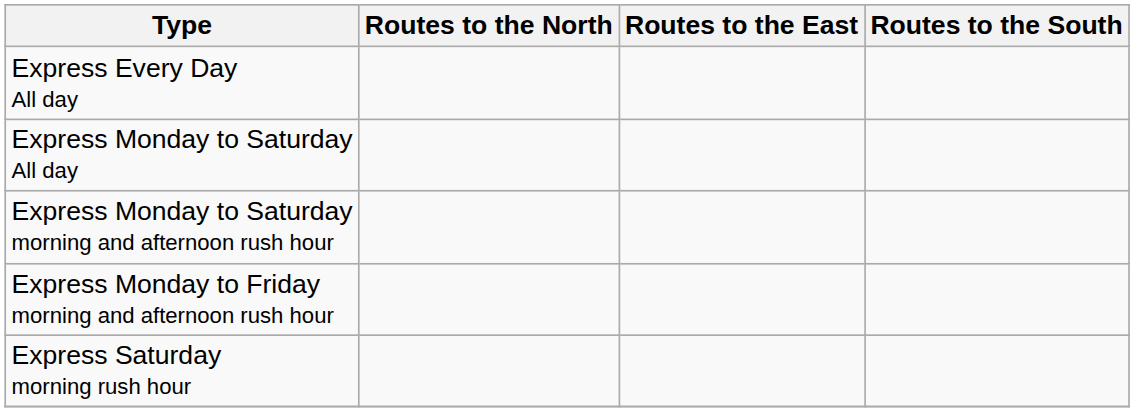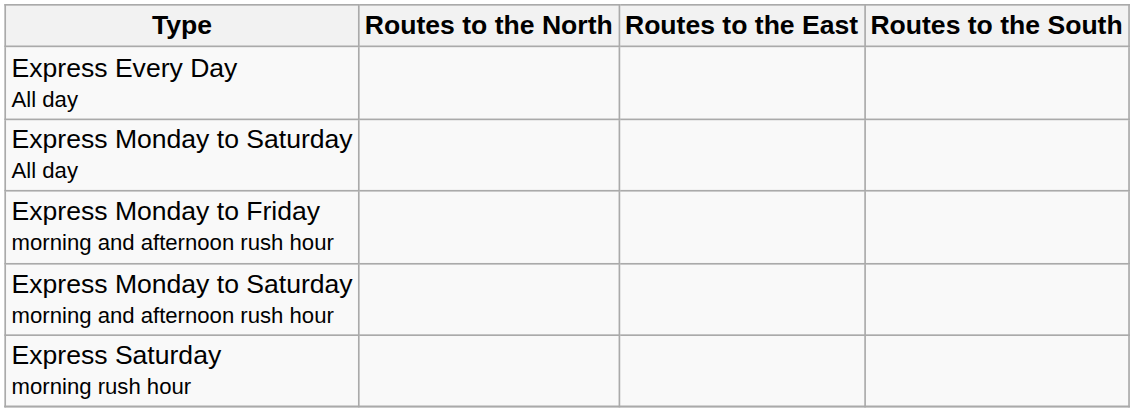rows swapped: (182, 226) <-> (173, 298)
